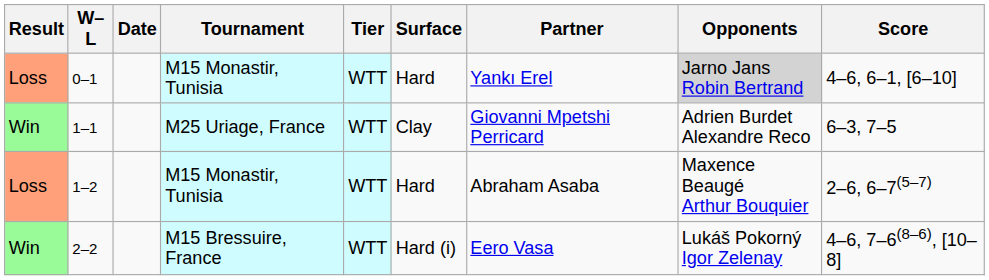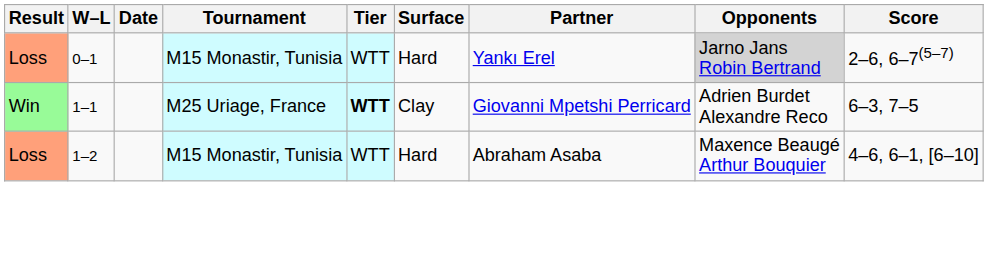(891, 78) 4–6, 6–1, [6–10] -> (901, 57) 2–6, 6–7(5–7)
(368, 127) normal -> (370, 106) bold
(879, 186) 2–6, 6–7(5–7) -> (914, 155) 4–6, 6–1, [6–10]
- row: (85, 248)
